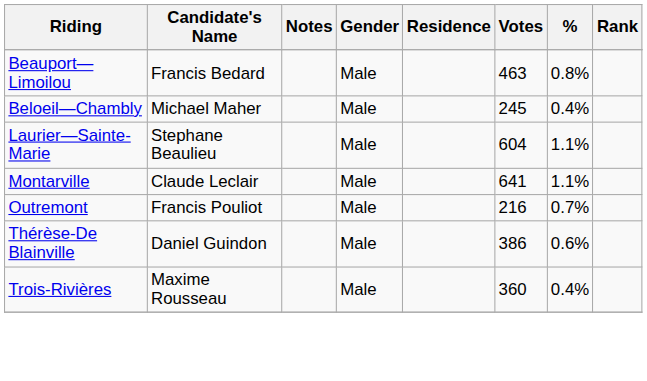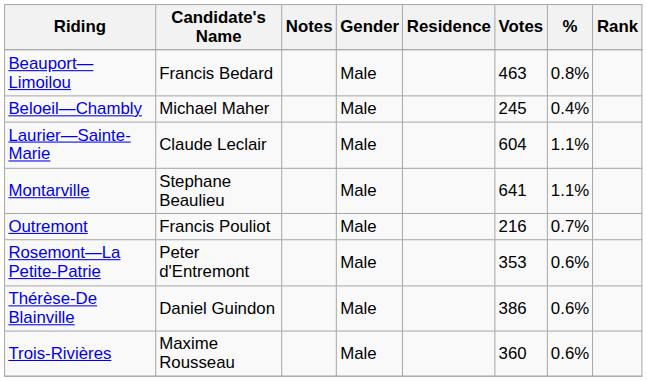(187, 145) Stephane Beaulieu -> (213, 145) Claude Leclair
(205, 181) Claude Leclair -> (195, 190) Stephane Beaulieu
+ row: (64, 262)
(570, 289) 0.4% -> (570, 353) 0.6%
